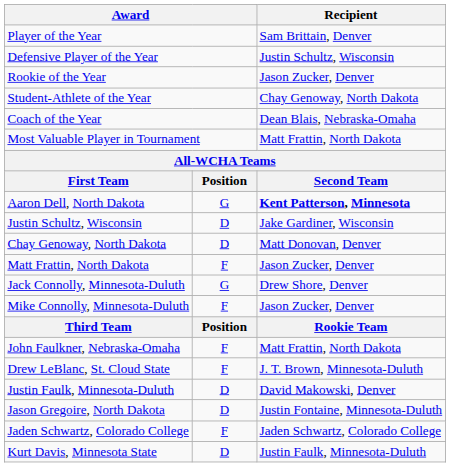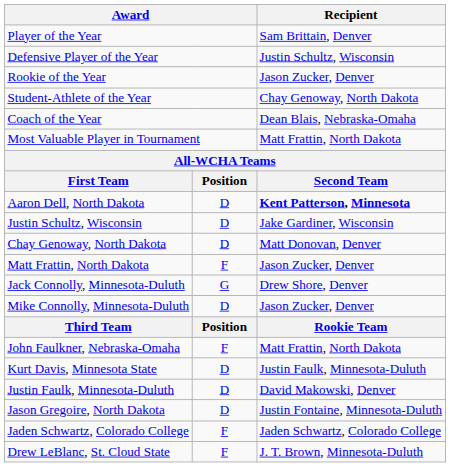(224, 202) G -> (224, 202) D
(224, 306) F -> (224, 306) D
rows swapped: (82, 451) <-> (89, 368)
